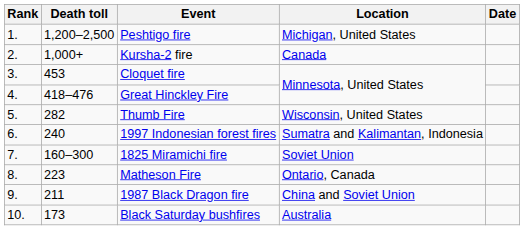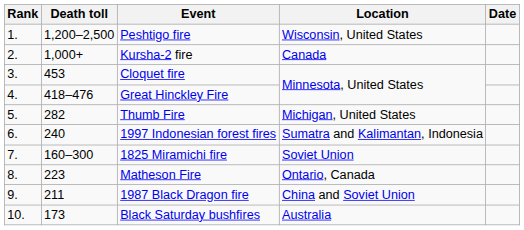(349, 34) Michigan, United States -> (352, 34) Wisconsin, United States
(352, 114) Wisconsin, United States -> (349, 114) Michigan, United States
